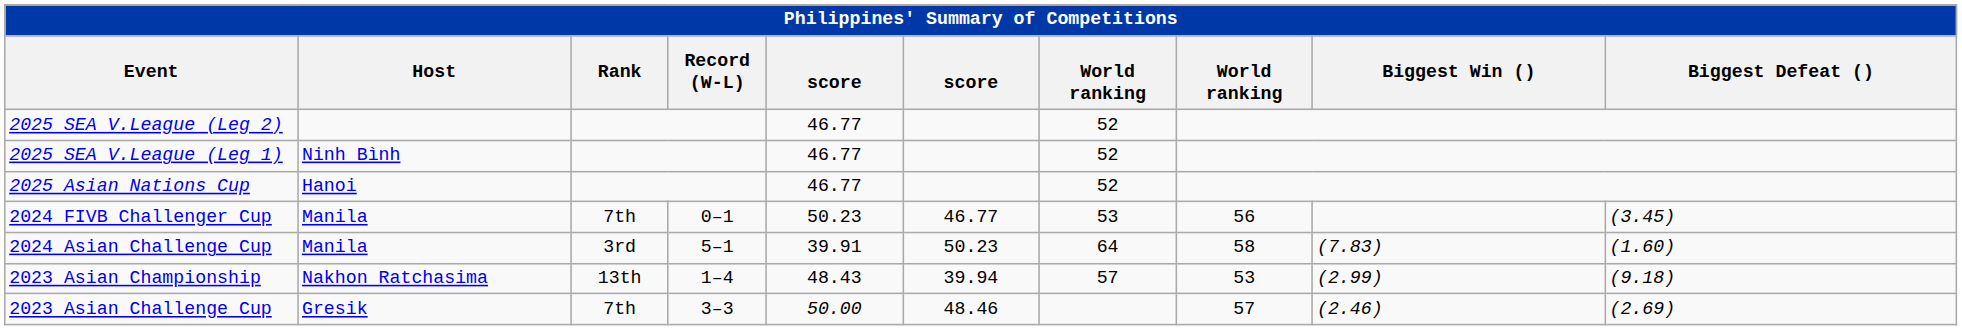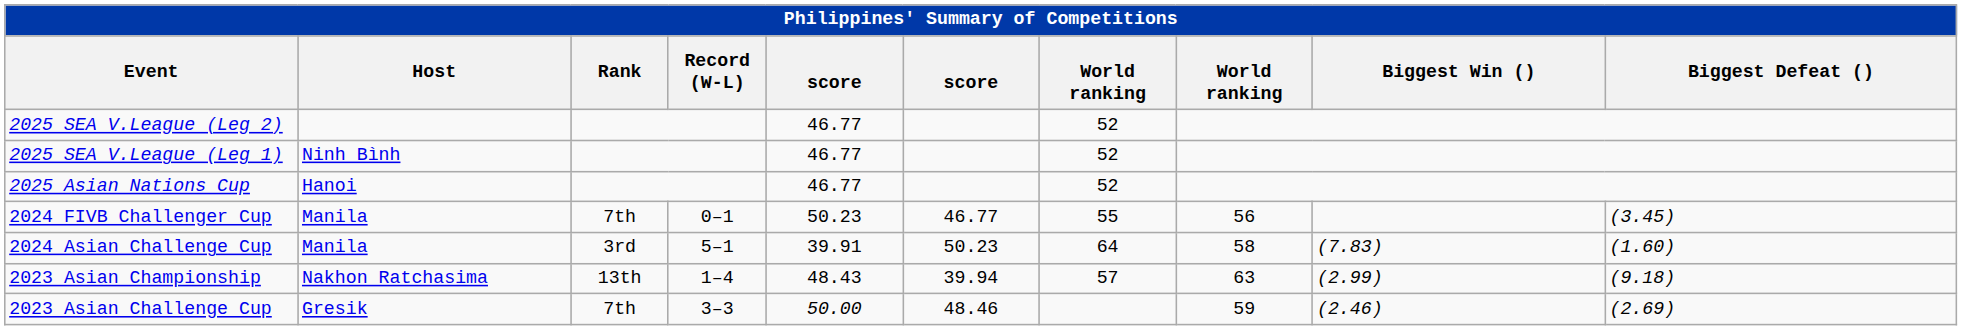(1108, 217) 53 -> (1108, 217) 55
(1244, 278) 53 -> (1244, 278) 63
(1244, 309) 57 -> (1244, 309) 59
